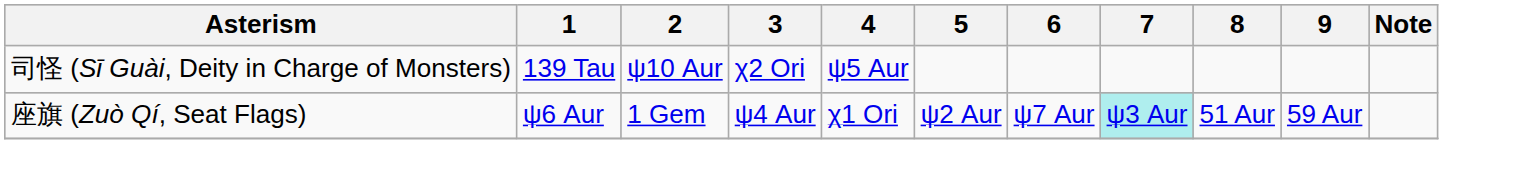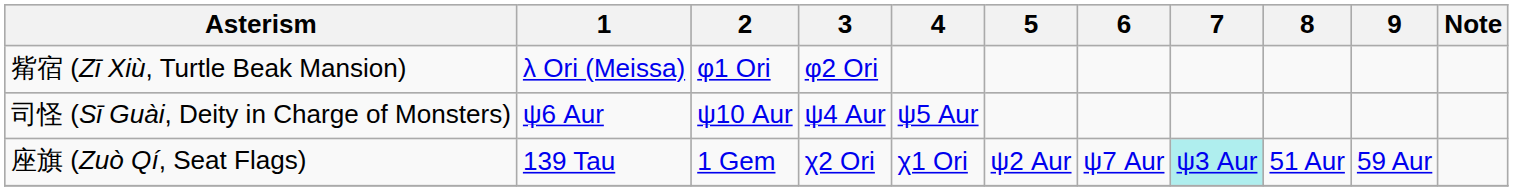+ row: (209, 68)
(569, 68) 139 Tau -> (563, 115) ψ6 Aur
(770, 68) χ2 Ori -> (845, 115) ψ4 Aur
(563, 115) ψ6 Aur -> (569, 161) 139 Tau
(775, 115) ψ4 Aur -> (840, 161) χ2 Ori
